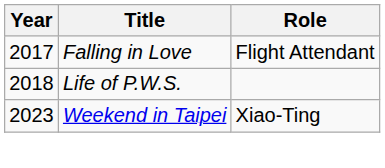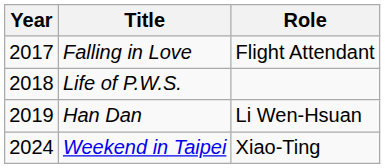+ row: (102, 115)
(31, 115) 2023 -> (31, 147) 2024
